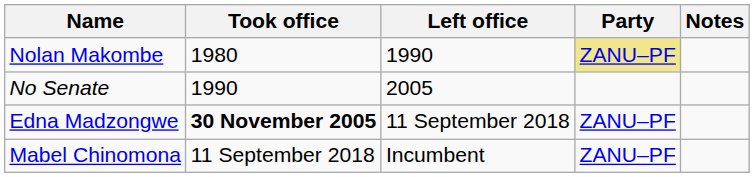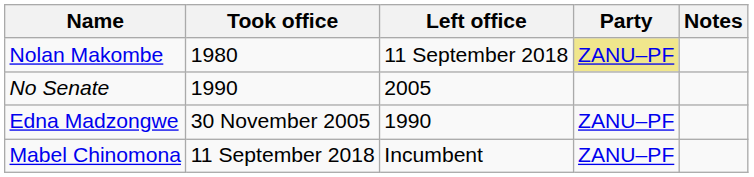(409, 54) 1990 -> (476, 54) 11 September 2018
(283, 121) bold -> (280, 121) normal
(478, 121) 11 September 2018 -> (408, 121) 1990
